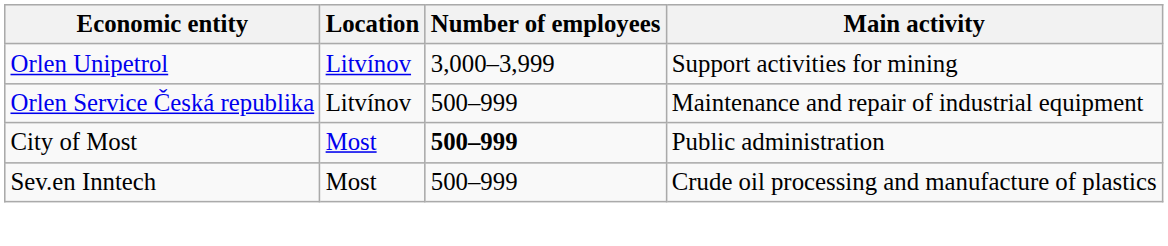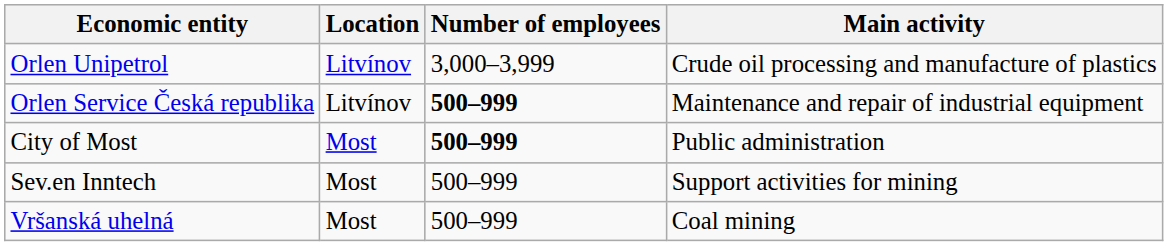(815, 63) Support activities for mining -> (914, 63) Crude oil processing and manufacture of plastics
(474, 102) normal -> (474, 102) bold
(914, 181) Crude oil processing and manufacture of plastics -> (815, 181) Support activities for mining
+ row: (92, 220)
